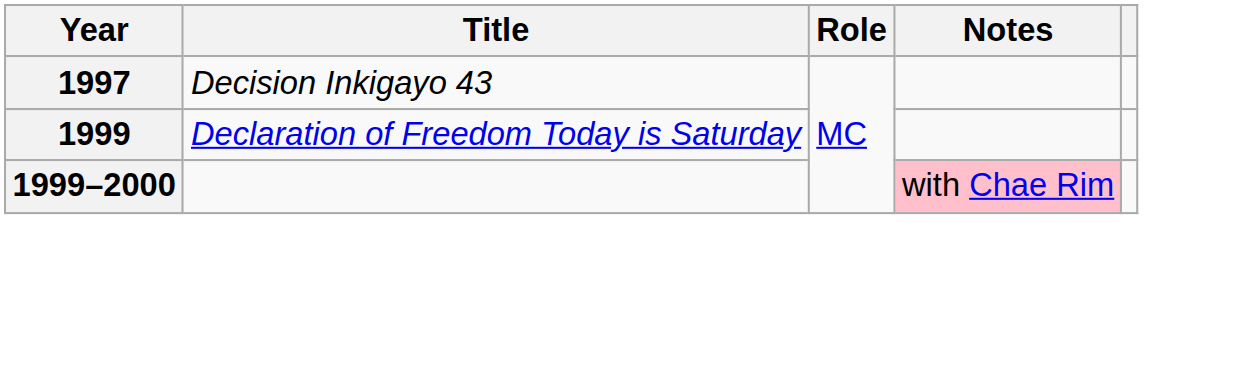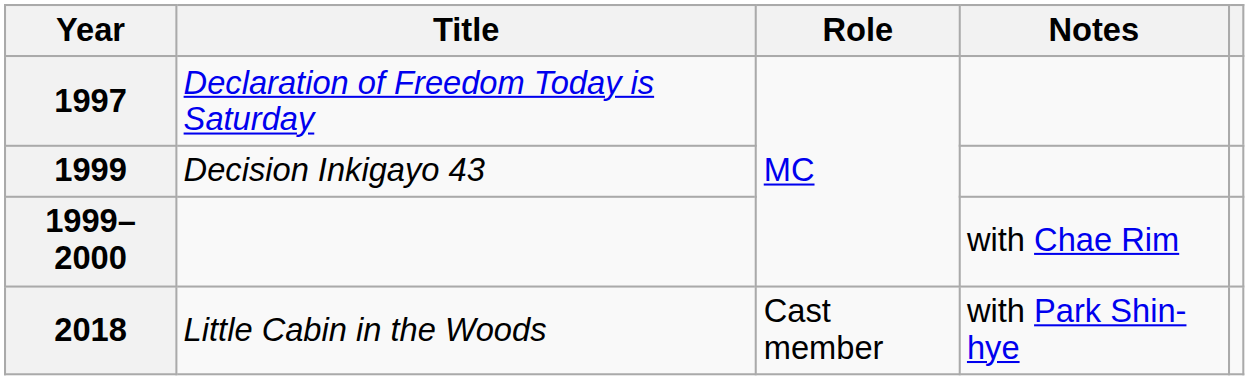(342, 82) Decision Inkigayo 43 -> (419, 100) Declaration of Freedom Today is Saturday
(496, 133) Declaration of Freedom Today is Saturday -> (334, 170) Decision Inkigayo 43
(1008, 185) pink background -> (1073, 240) no background
+ row: (91, 329)
